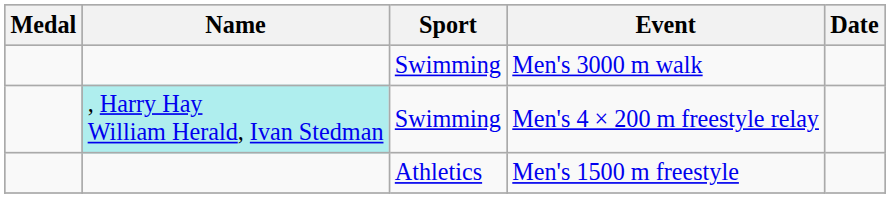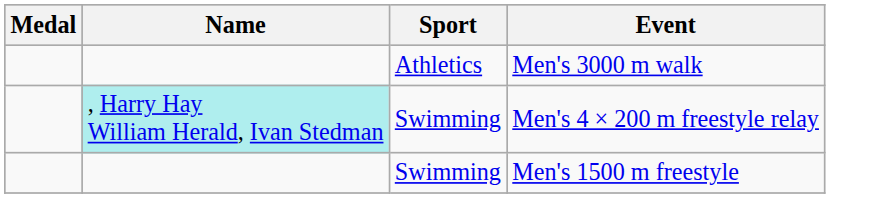- column: (854, 24)
(448, 64) Swimming -> (438, 64) Athletics
(438, 173) Athletics -> (448, 173) Swimming
